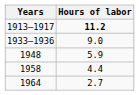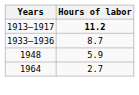(95, 41) 9.0 -> (95, 41) 8.7
- row: (31, 69)
